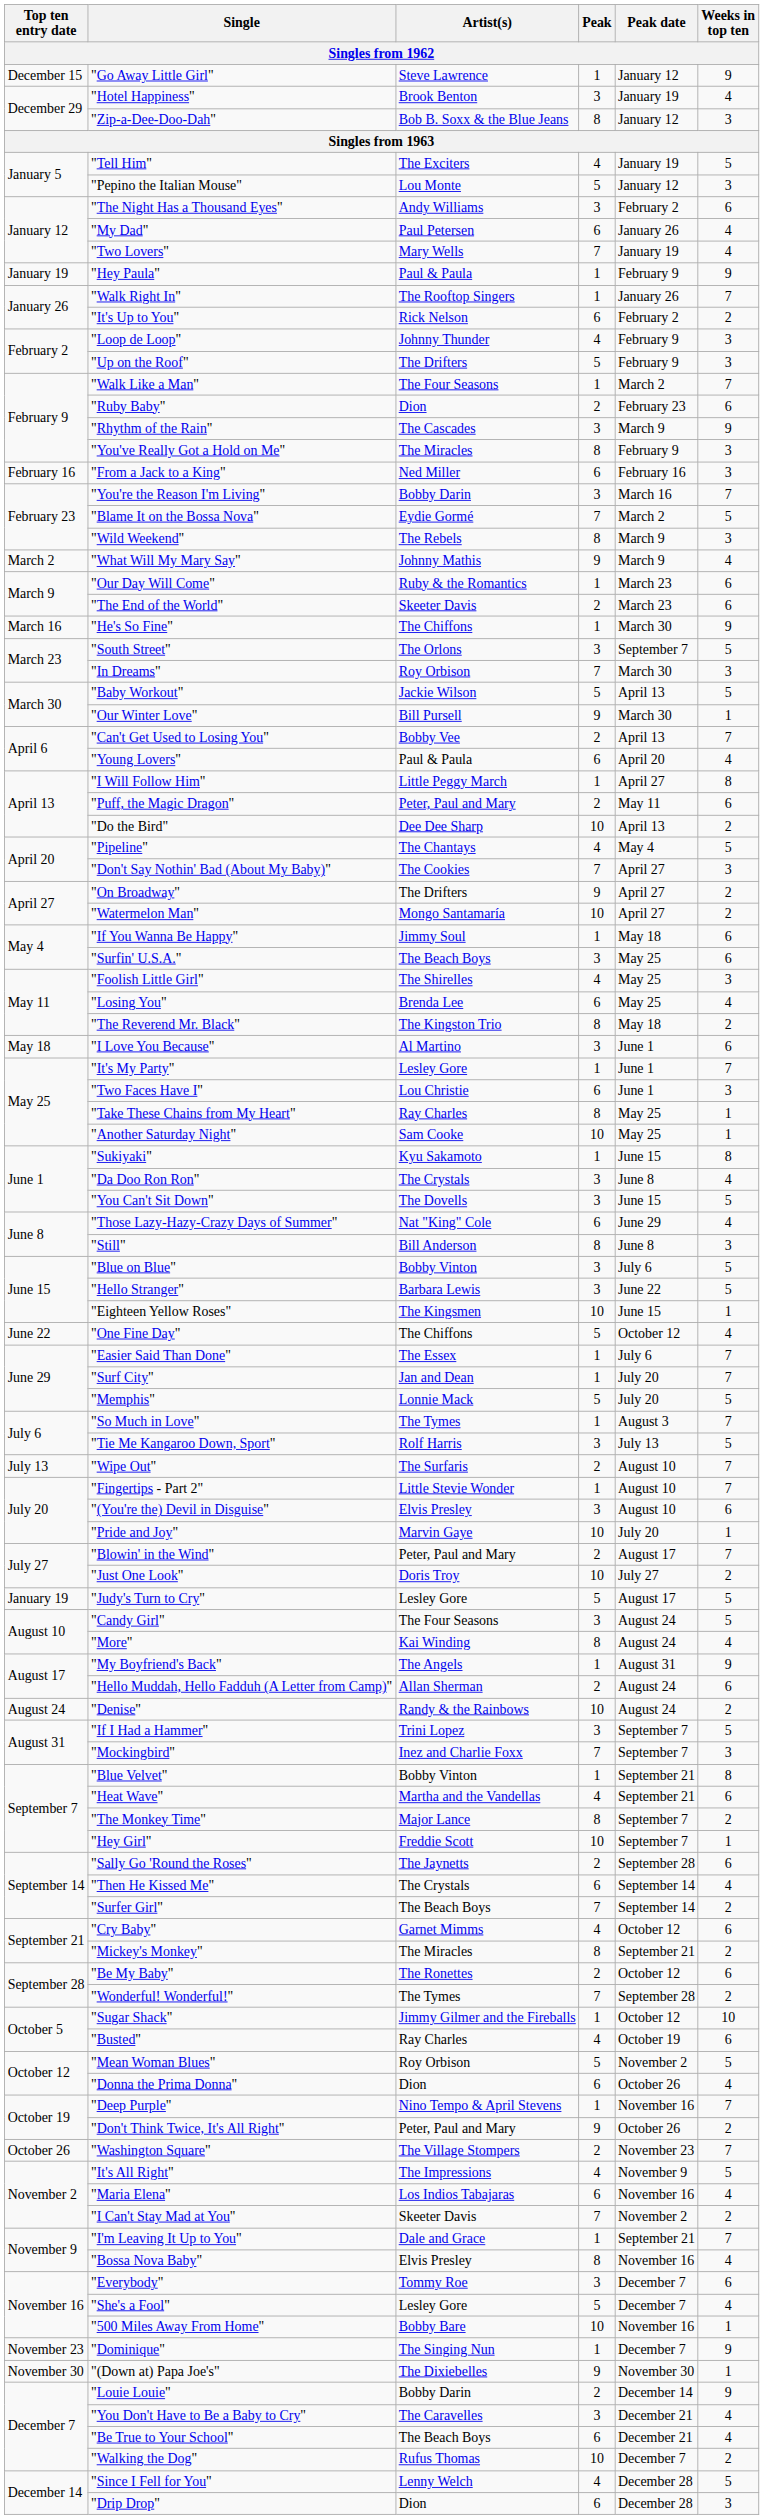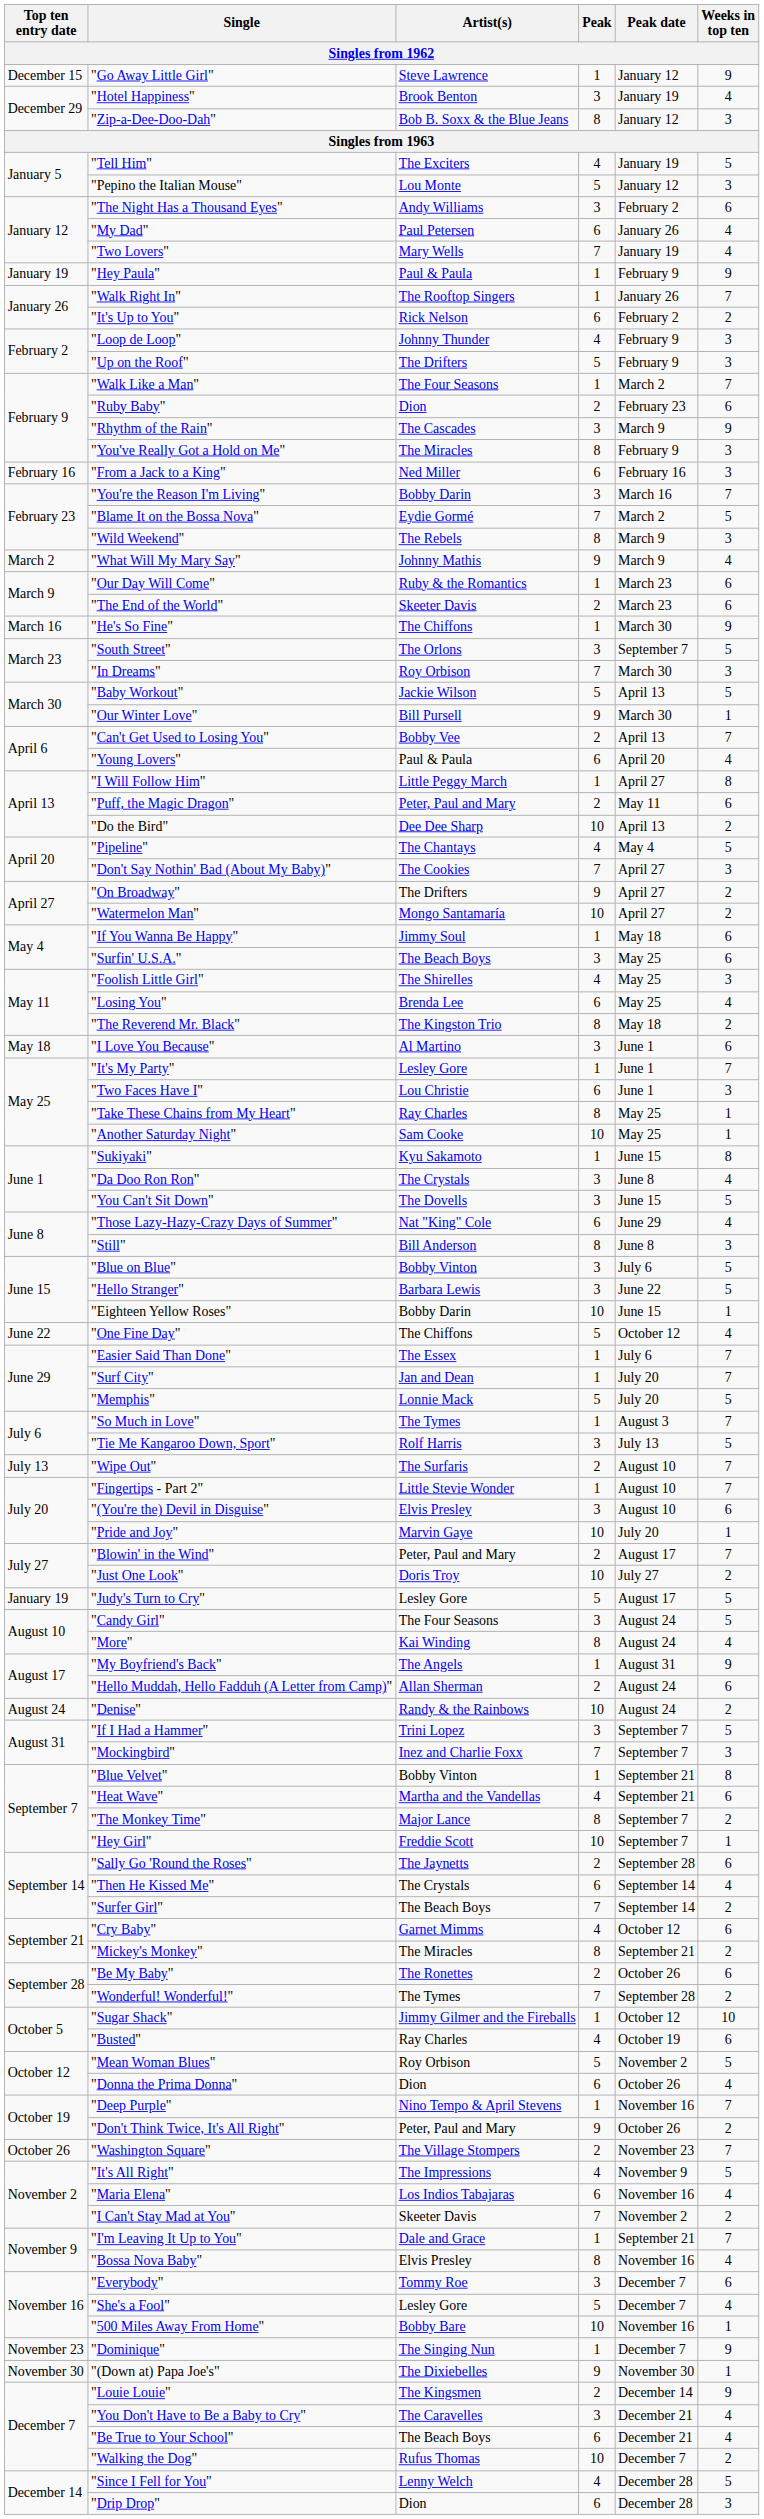(440, 1311) The Kingsmen -> (435, 1311) Bobby Darin
(649, 1973) October 12 -> (649, 1973) October 26
(435, 2393) Bobby Darin -> (440, 2393) The Kingsmen
